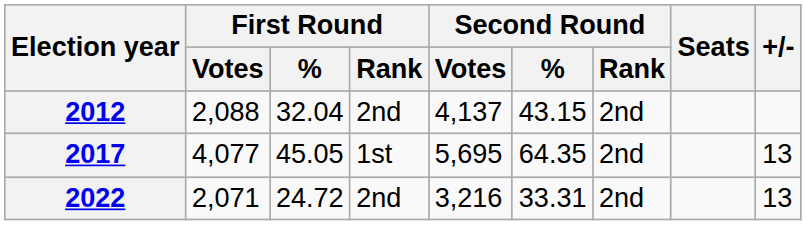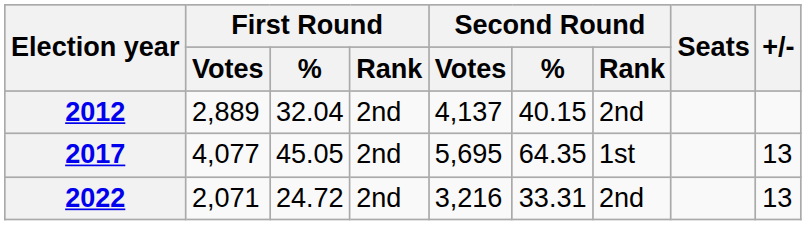(226, 111) 2,088 -> (226, 111) 2,889
(553, 111) 43.15 -> (553, 111) 40.15
(374, 154) 1st -> (379, 154) 2nd
(622, 154) 2nd -> (617, 154) 1st
